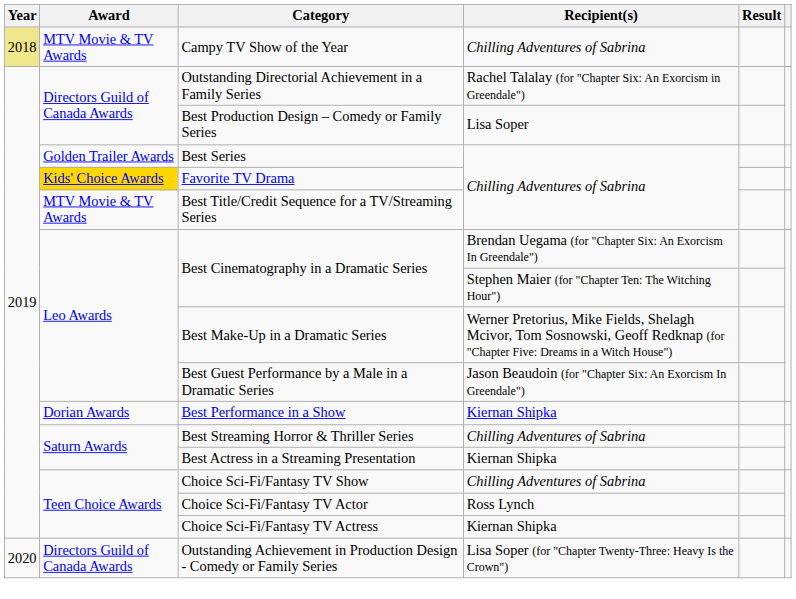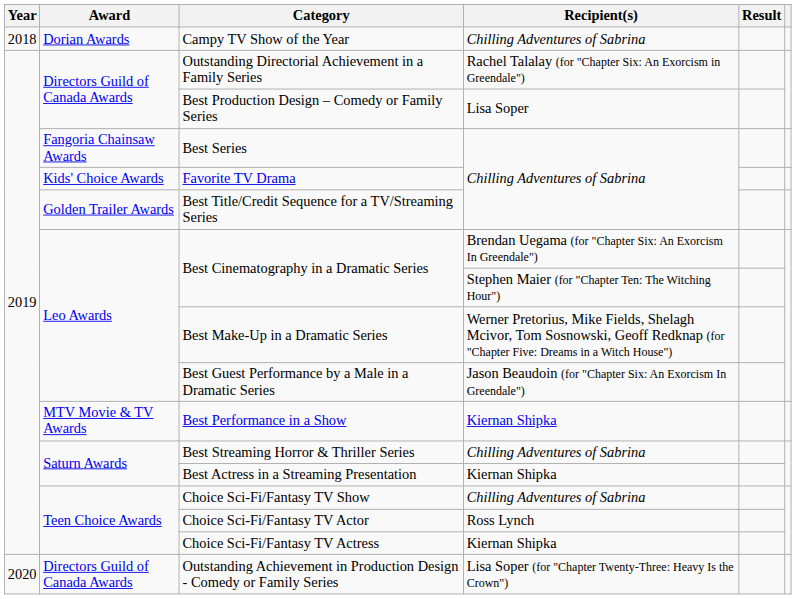(22, 46) khaki background -> (22, 38) no background
(98, 46) MTV Movie & TV Awards -> (86, 38) Dorian Awards
(109, 155) Golden Trailer Awards -> (99, 147) Fangoria Chainsaw Awards
(103, 178) gold background -> (103, 178) no background
(98, 209) MTV Movie & TV Awards -> (109, 209) Golden Trailer Awards
(86, 412) Dorian Awards -> (98, 421) MTV Movie & TV Awards
